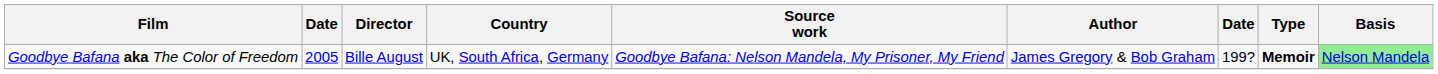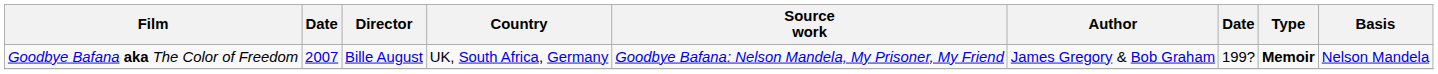(322, 56) 2005 -> (322, 56) 2007
(1375, 56) lightgreen background -> (1375, 56) no background
